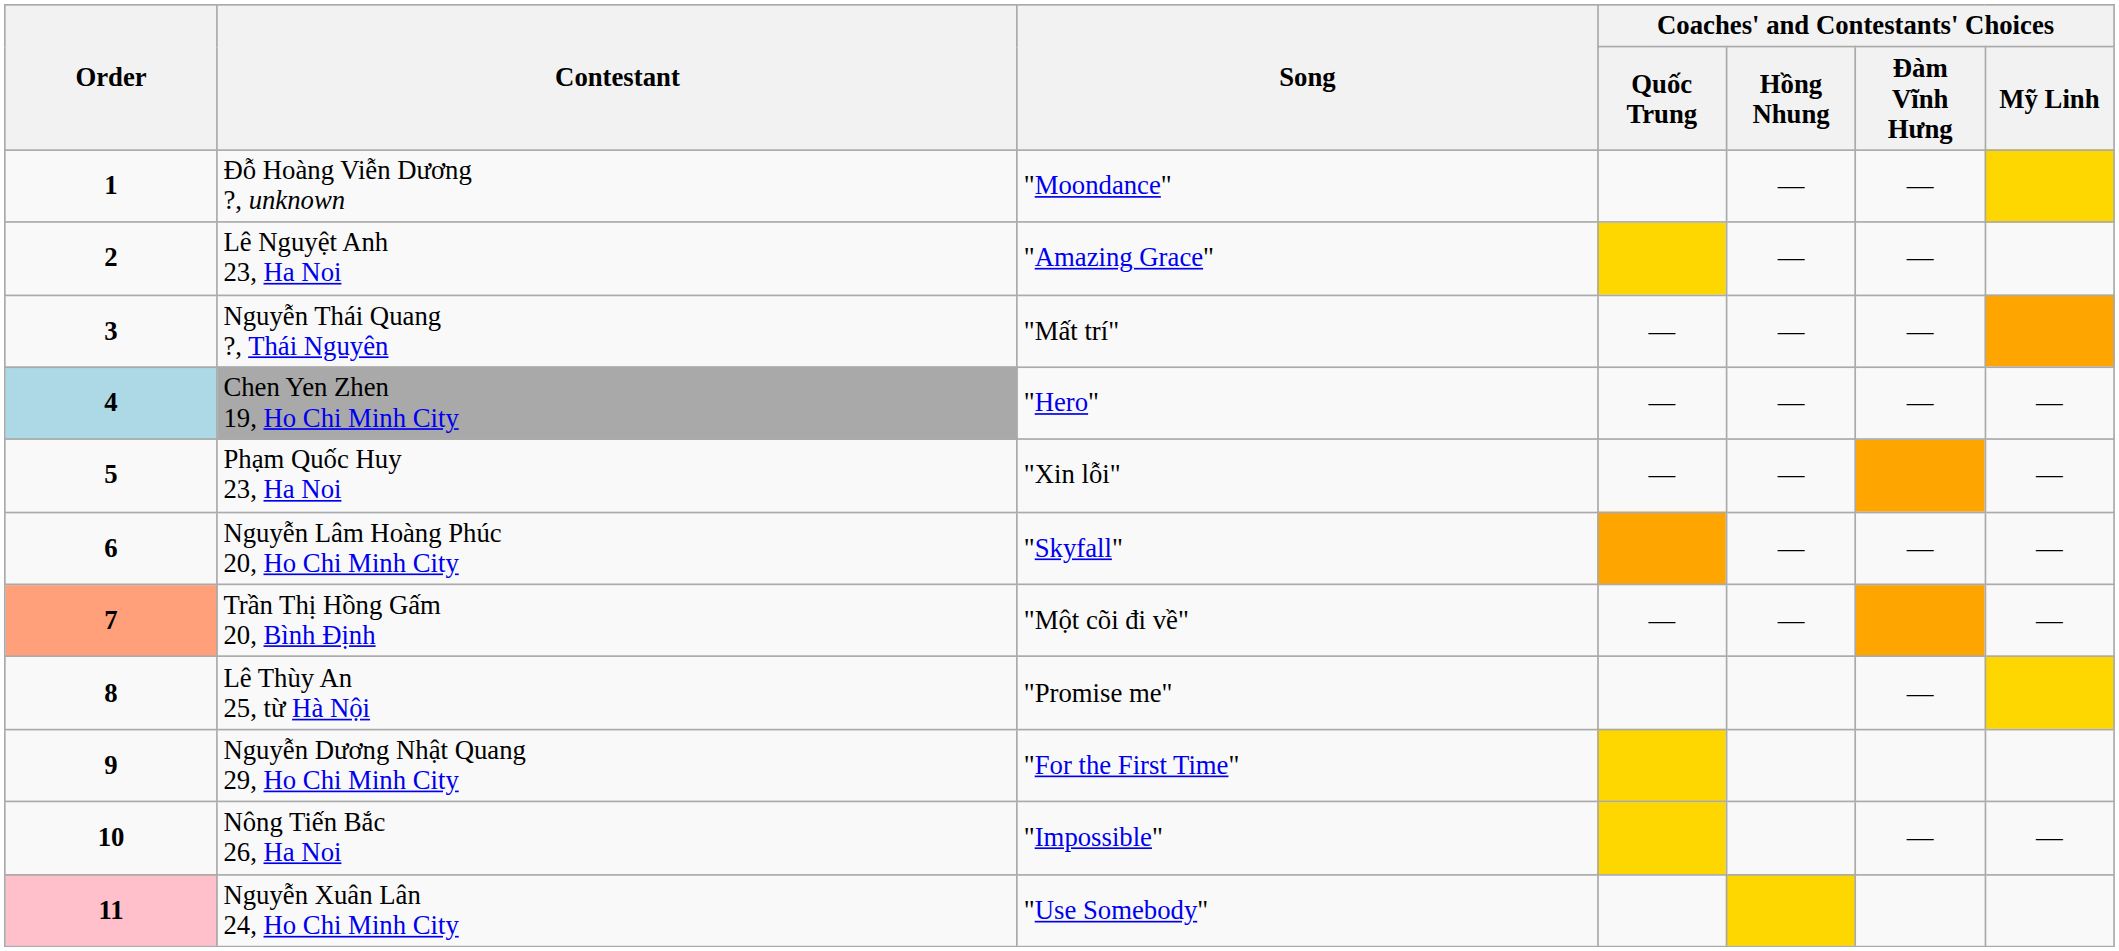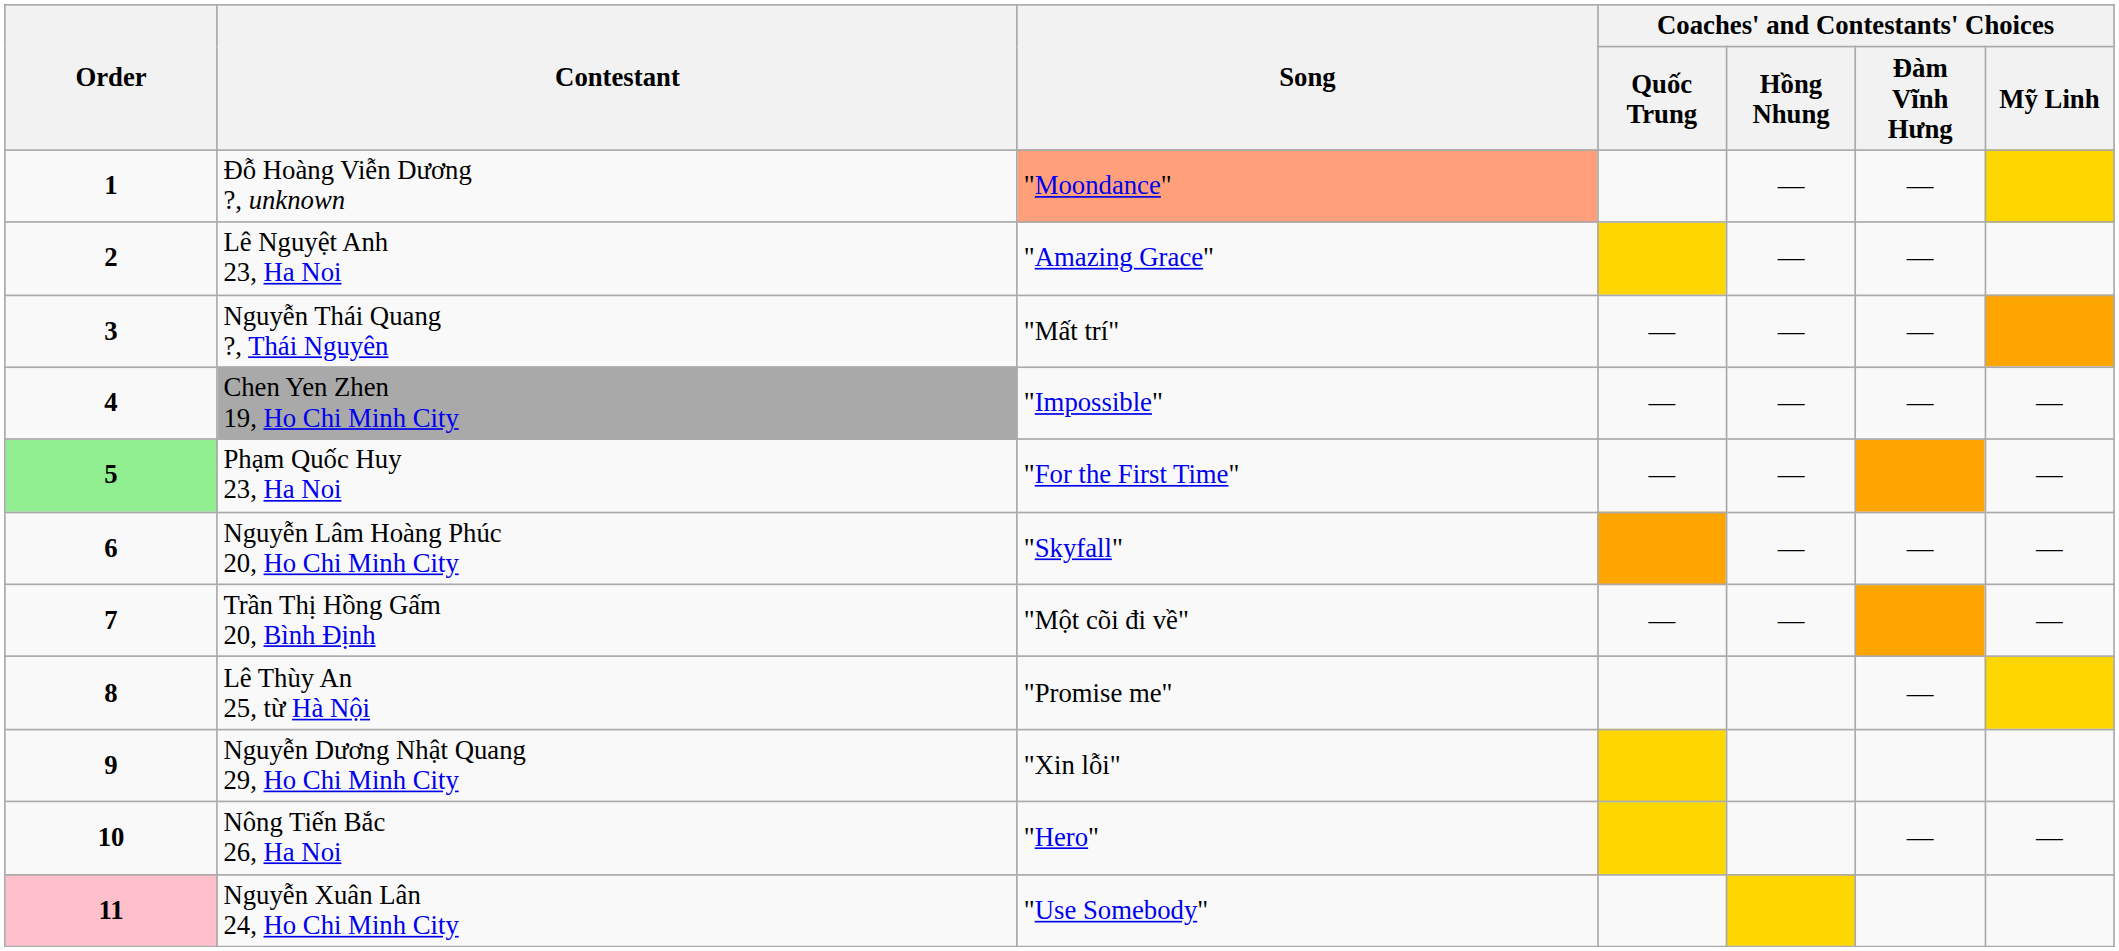(1098, 185) no background -> (1098, 185) lightsalmon background
(111, 402) lightblue background -> (111, 402) no background
(1061, 402) "Hero" -> (1093, 402) "Impossible"
(111, 475) no background -> (111, 475) lightgreen background
(1072, 475) "Xin lỗi" -> (1132, 475) "For the First Time"
(111, 620) lightsalmon background -> (111, 620) no background
(1132, 765) "For the First Time" -> (1072, 765) "Xin lỗi"
(1093, 837) "Impossible" -> (1061, 837) "Hero"
